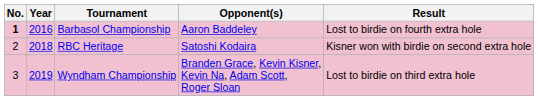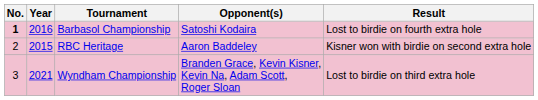(219, 30) Aaron Baddeley -> (219, 30) Satoshi Kodaira
(41, 47) 2018 -> (41, 47) 2015
(219, 47) Satoshi Kodaira -> (219, 47) Aaron Baddeley
(41, 75) 2019 -> (41, 75) 2021
